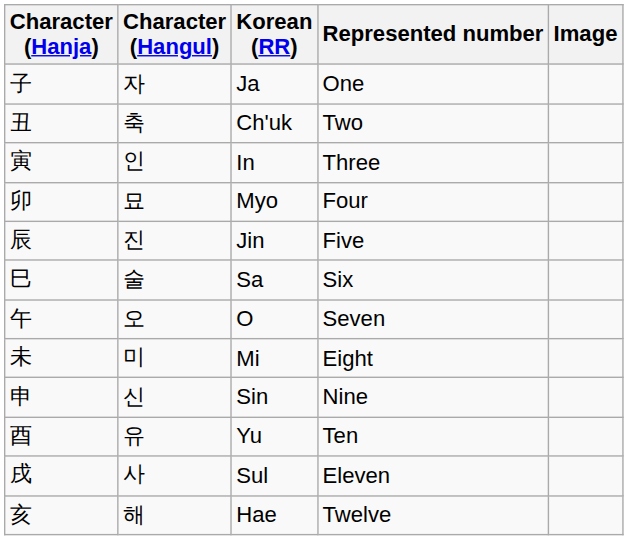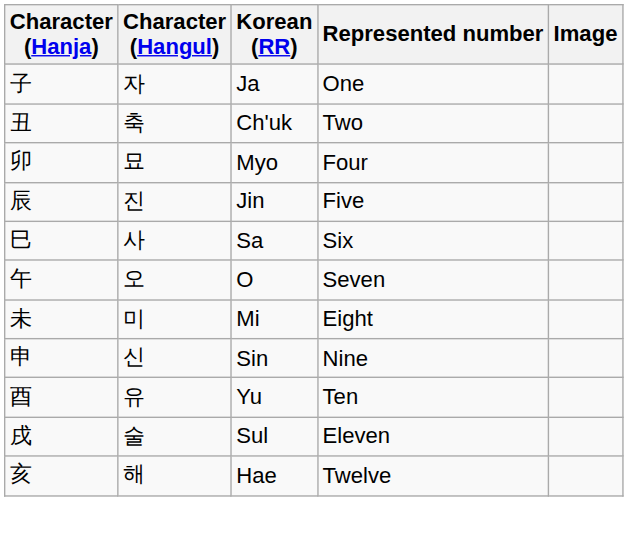- row: (246, 162)
(134, 279) 술 -> (134, 239) 사
(134, 474) 사 -> (134, 435) 술
